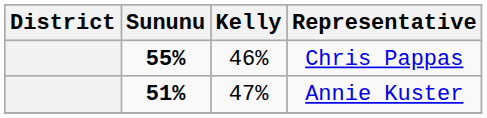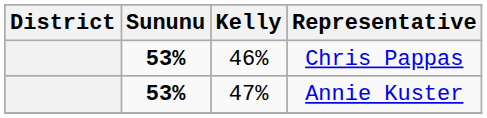(166, 59) 55% -> (166, 59) 53%
(166, 94) 51% -> (166, 94) 53%
